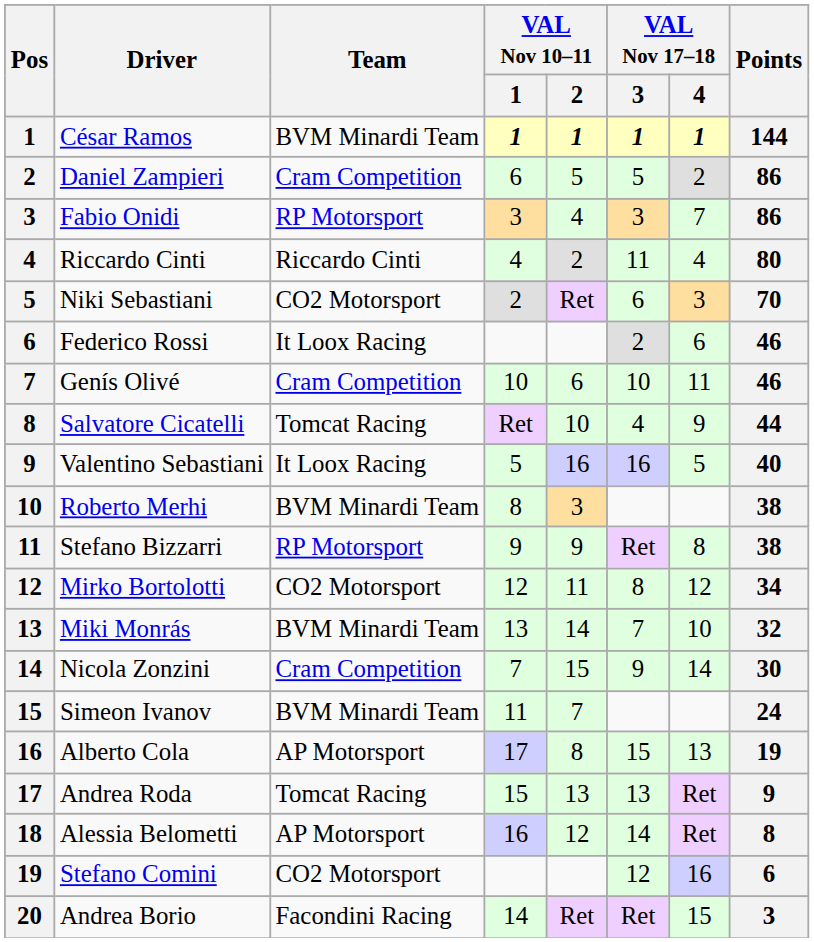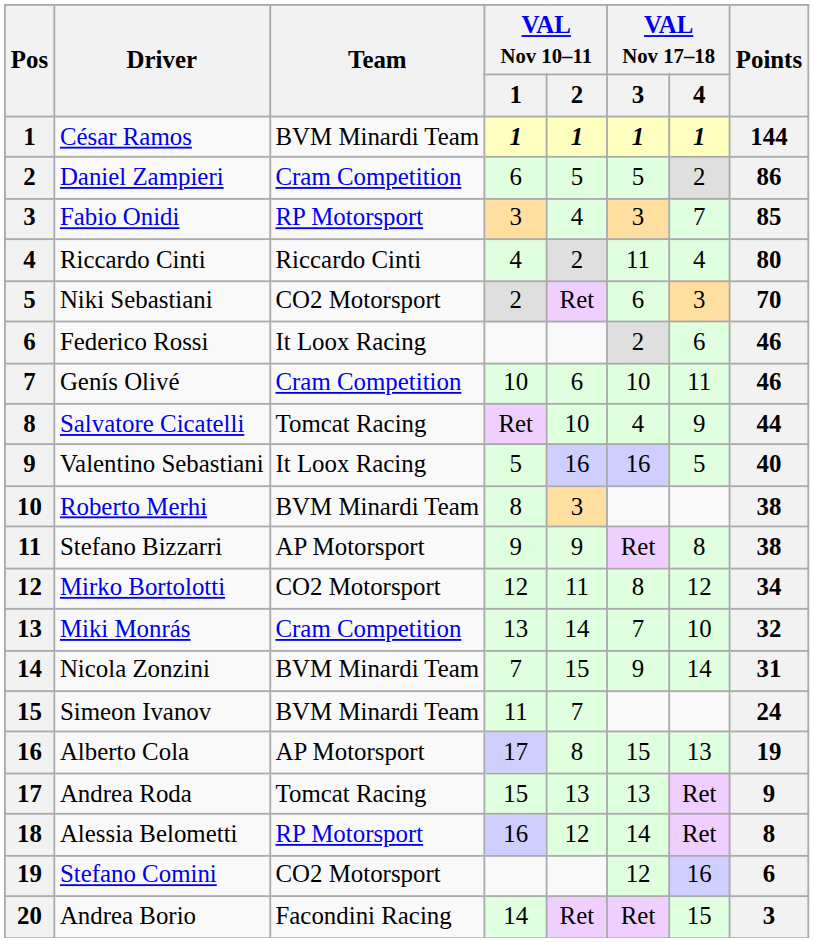(769, 218) 86 -> (769, 218) 85
(349, 546) RP Motorsport -> (350, 546) AP Motorsport
(377, 628) BVM Minardi Team -> (368, 628) Cram Competition
(368, 669) Cram Competition -> (377, 669) BVM Minardi Team
(769, 669) 30 -> (769, 669) 31
(350, 834) AP Motorsport -> (349, 834) RP Motorsport
